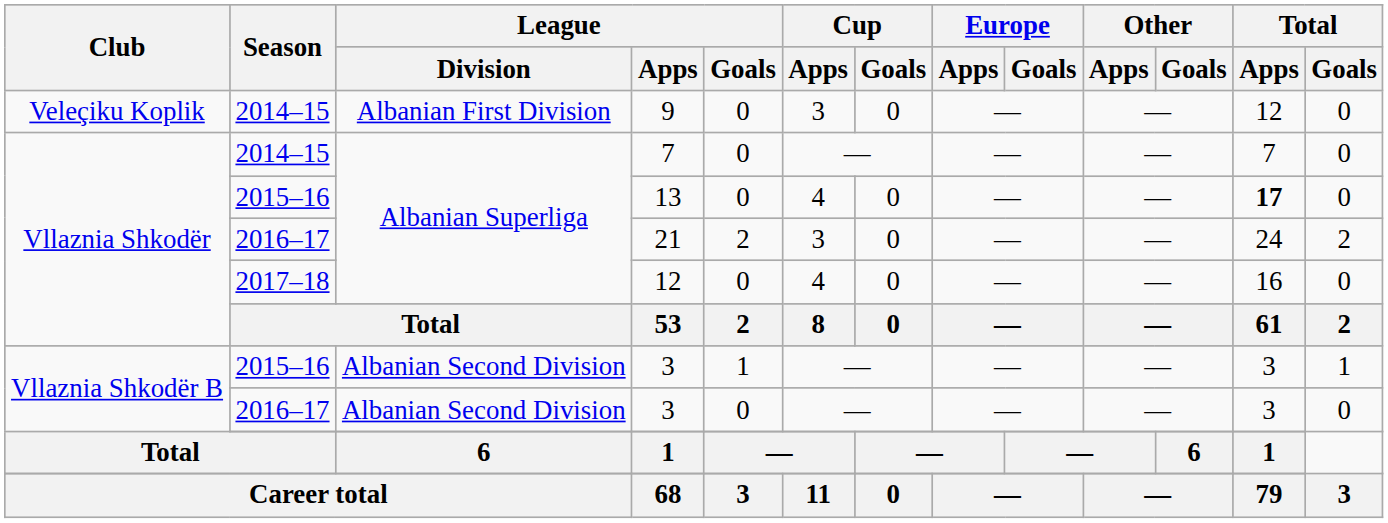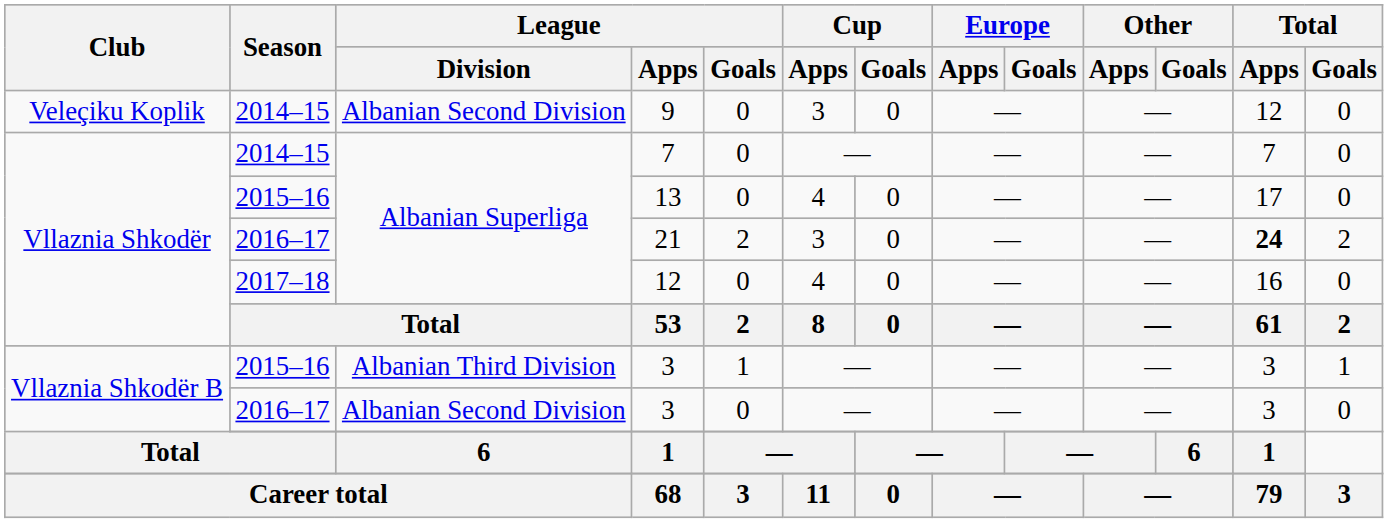(484, 111) Albanian First Division -> (484, 111) Albanian Second Division
(1269, 196) bold -> (1269, 196) normal
(1269, 238) normal -> (1269, 238) bold
(484, 366) Albanian Second Division -> (484, 366) Albanian Third Division
